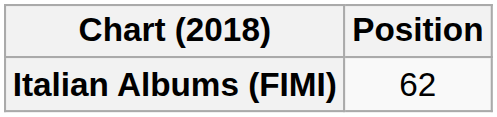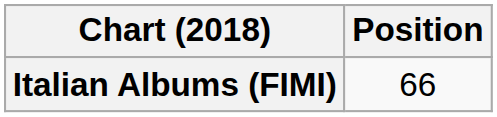(418, 83) 62 -> (418, 83) 66
